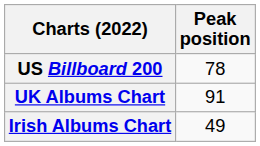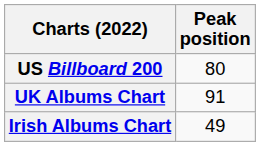(215, 68) 78 -> (215, 68) 80
